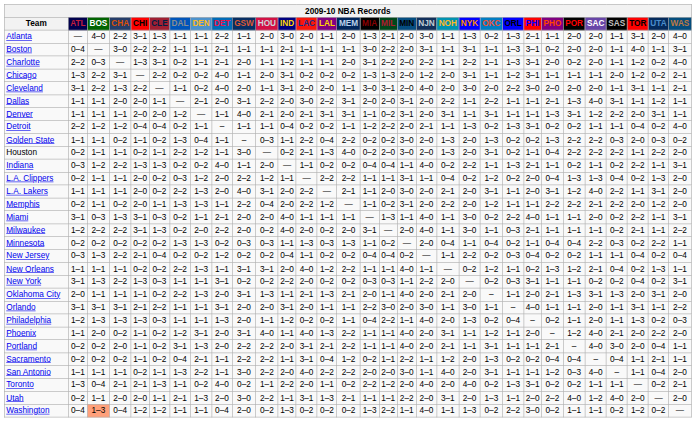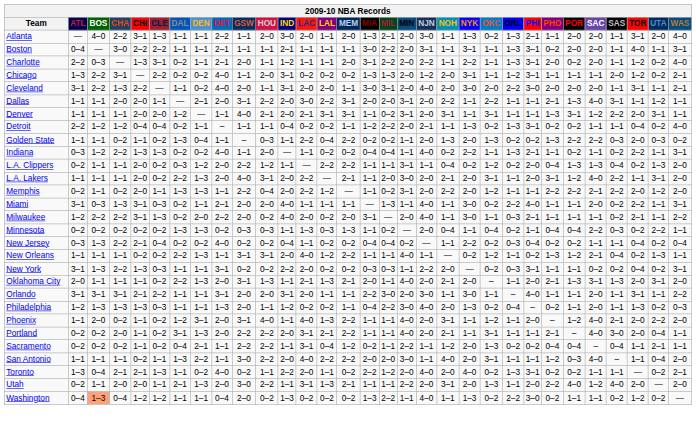(407, 140) 3–0 -> (407, 140) 1–1
- row: (22, 152)
(222, 256) 1–2 -> (222, 243) 4–0
(407, 320) 1–1 -> (407, 307) 3–0
